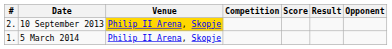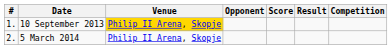columns swapped: (365, 11) <-> (252, 11)
(11, 24) 2. -> (11, 24) 1.
(11, 38) 1. -> (11, 38) 2.
